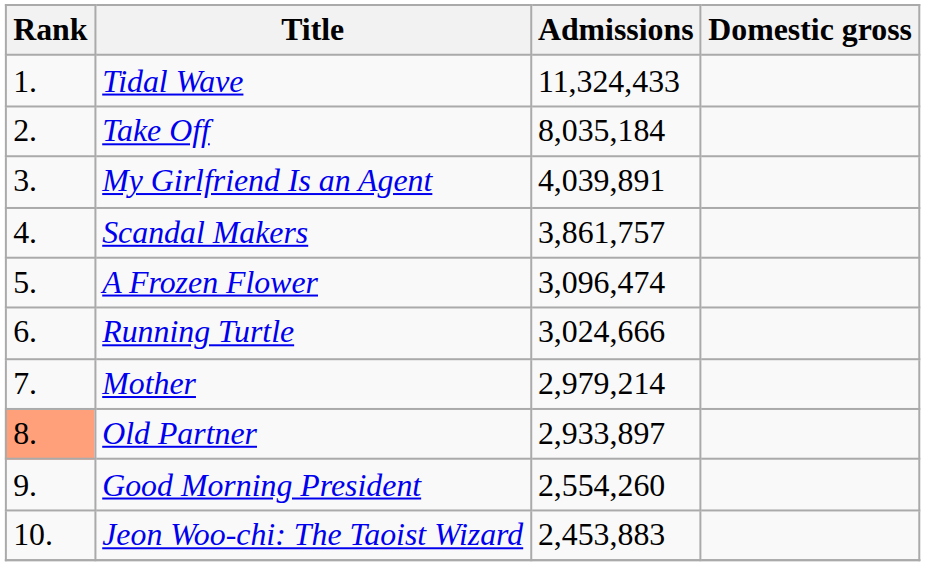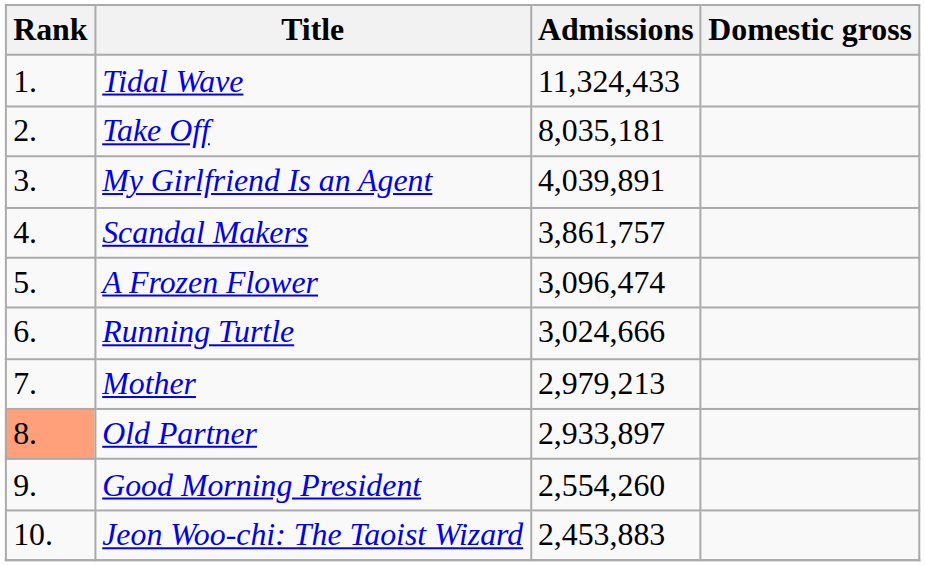(602, 130) 8,035,184 -> (602, 130) 8,035,181
(602, 383) 2,979,214 -> (602, 383) 2,979,213
